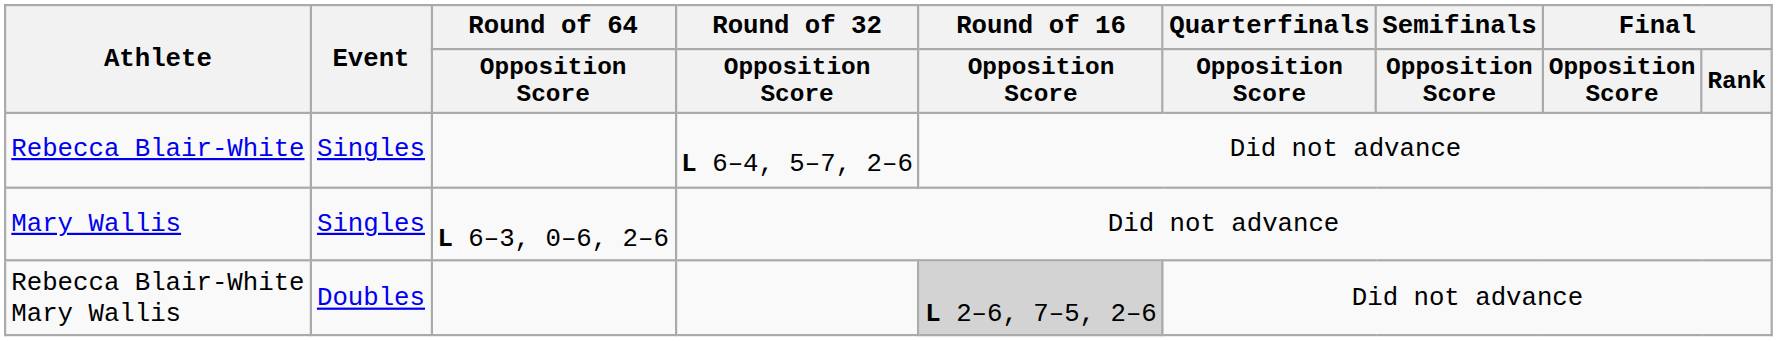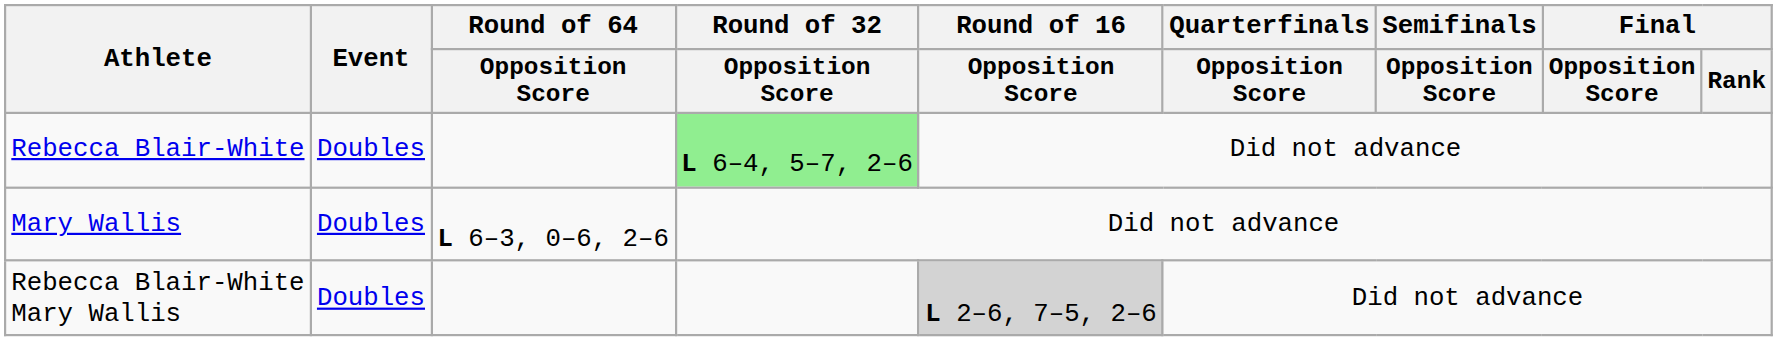(371, 150) Singles -> (371, 150) Doubles
(797, 165) no background -> (797, 165) lightgreen background
(371, 224) Singles -> (371, 224) Doubles
